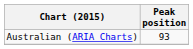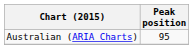(164, 37) 93 -> (164, 37) 95
